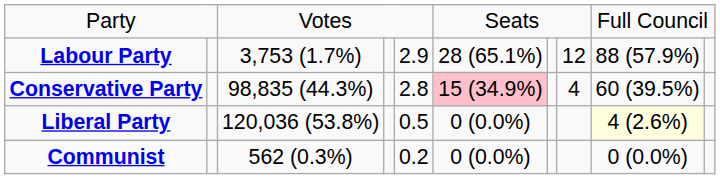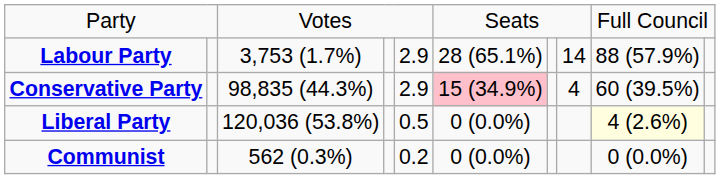(574, 55) 12 -> (574, 55) 14
(414, 88) 2.8 -> (414, 88) 2.9
